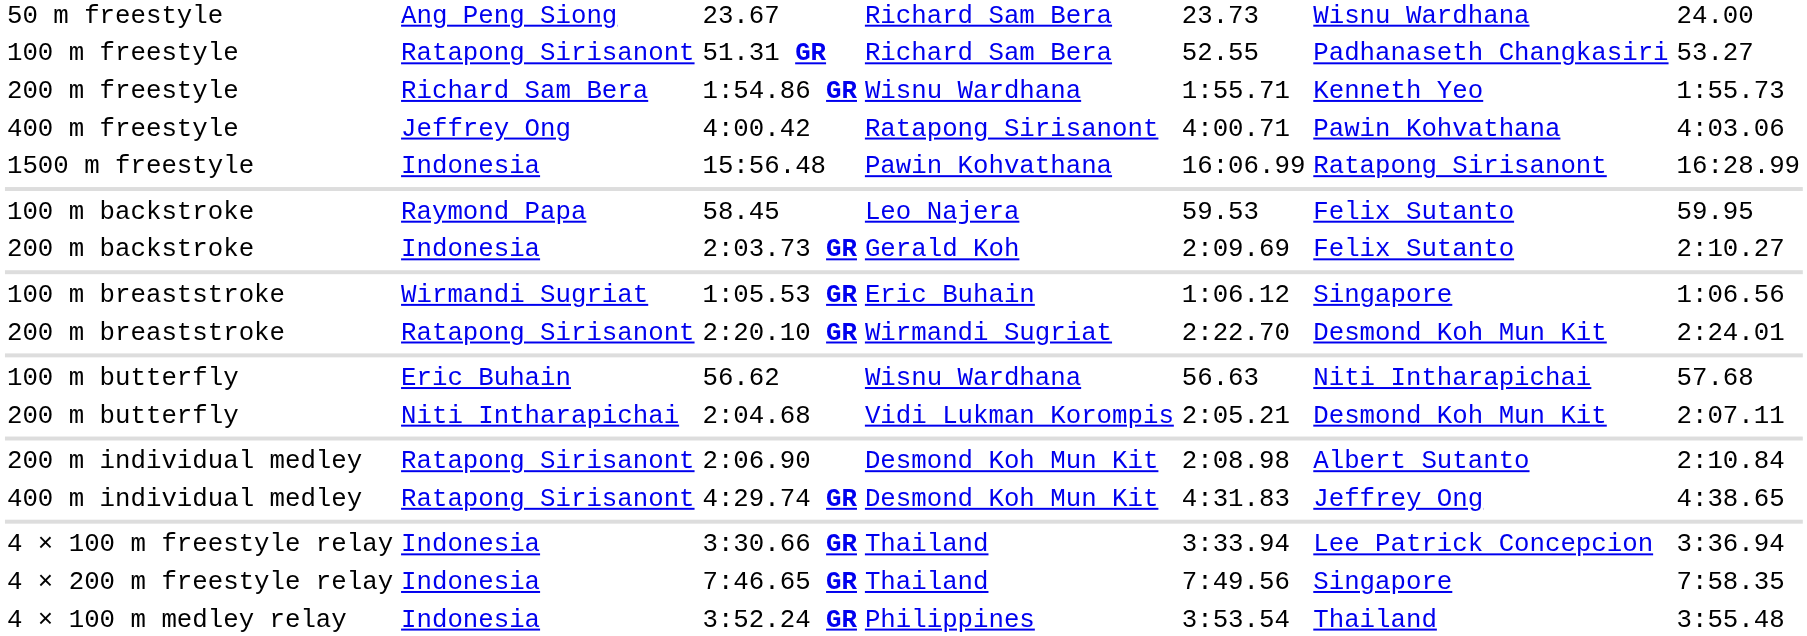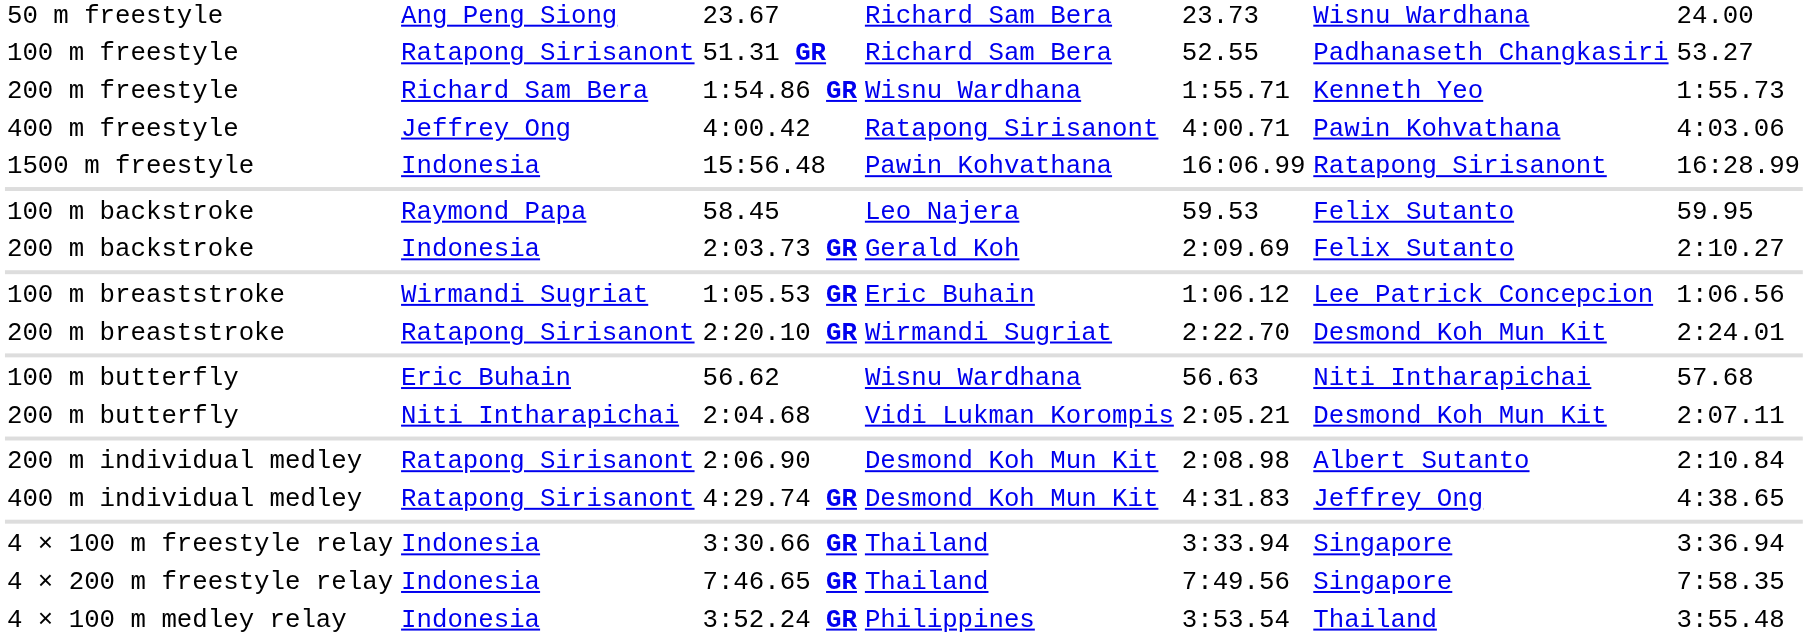(1383, 295) Singapore -> (1483, 295) Lee Patrick Concepcion
(1483, 544) Lee Patrick Concepcion -> (1383, 544) Singapore
